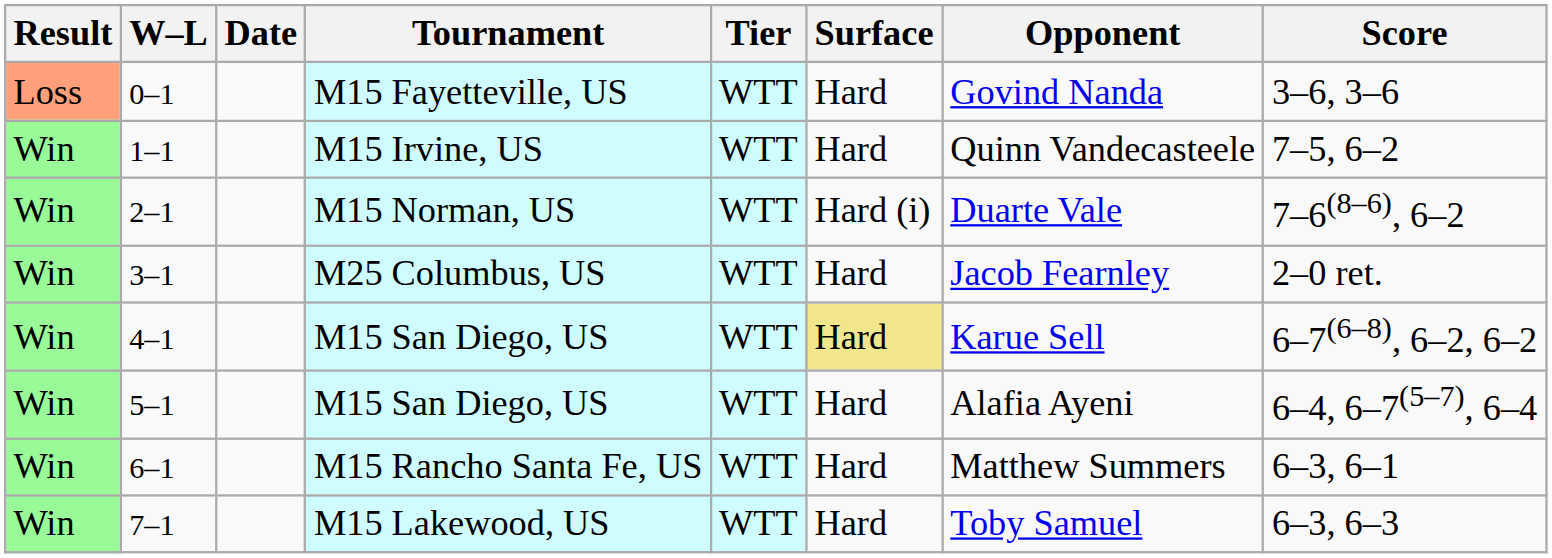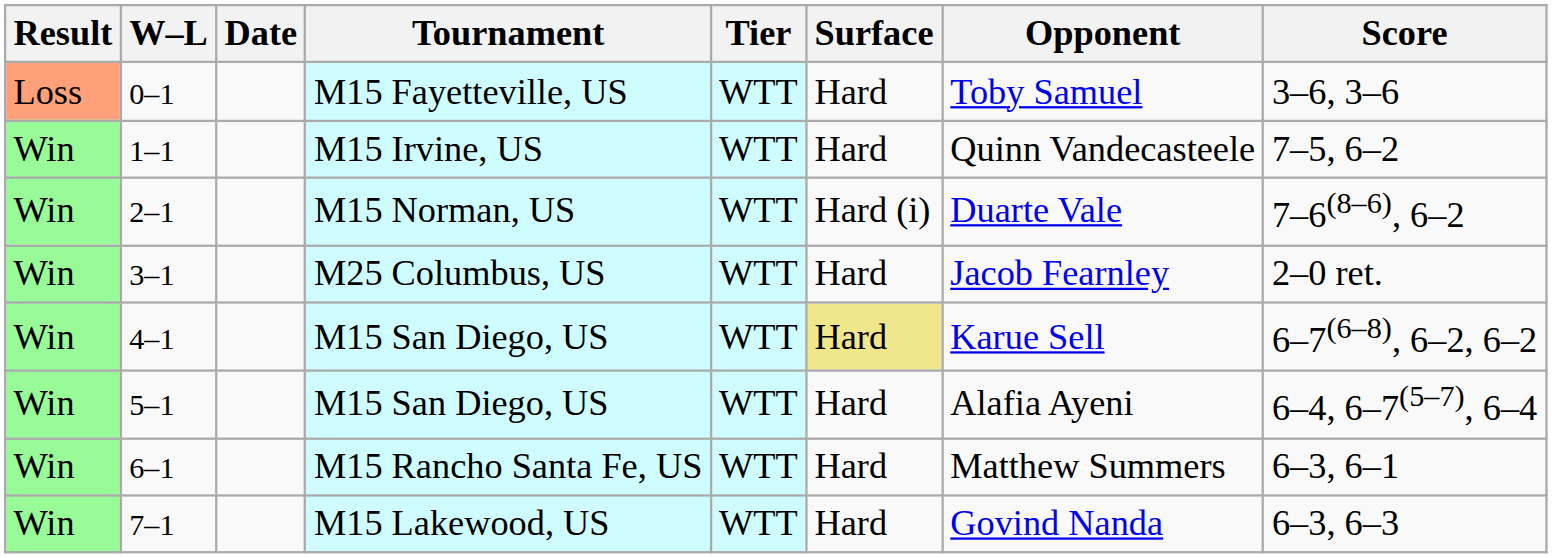(1057, 90) Govind Nanda -> (1046, 90) Toby Samuel
(1046, 523) Toby Samuel -> (1057, 523) Govind Nanda
